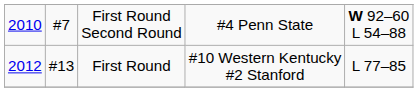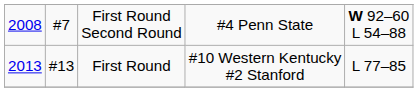(25, 25) 2010 -> (25, 25) 2008
(25, 66) 2012 -> (25, 66) 2013
